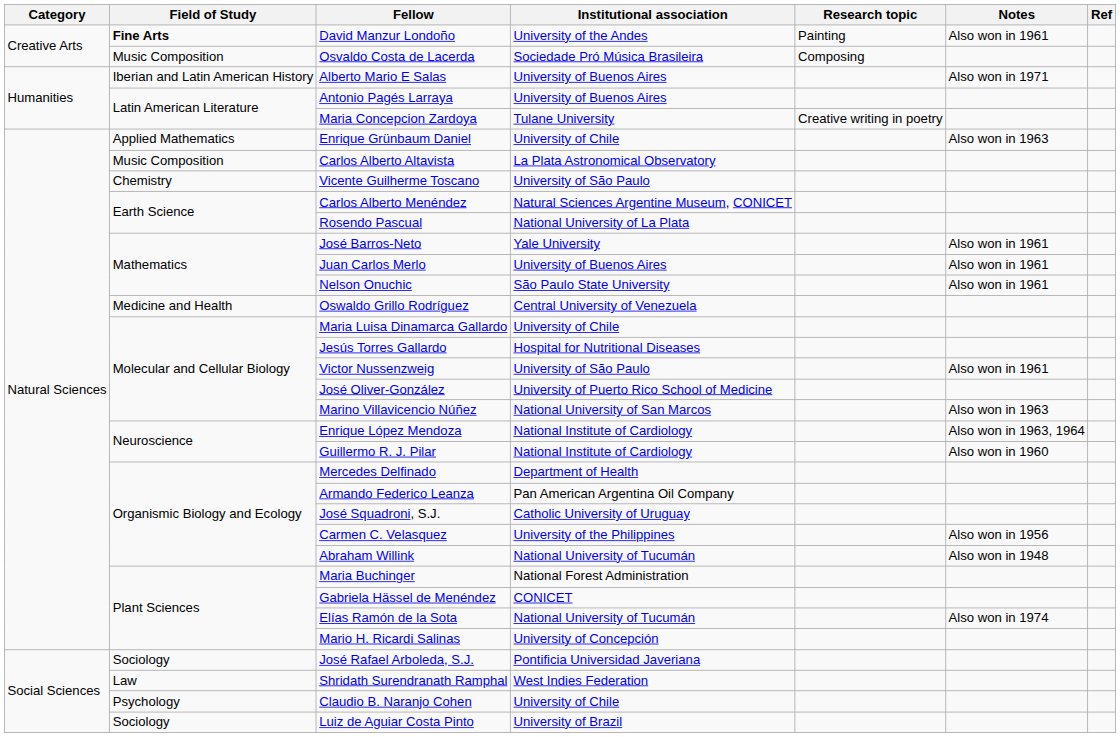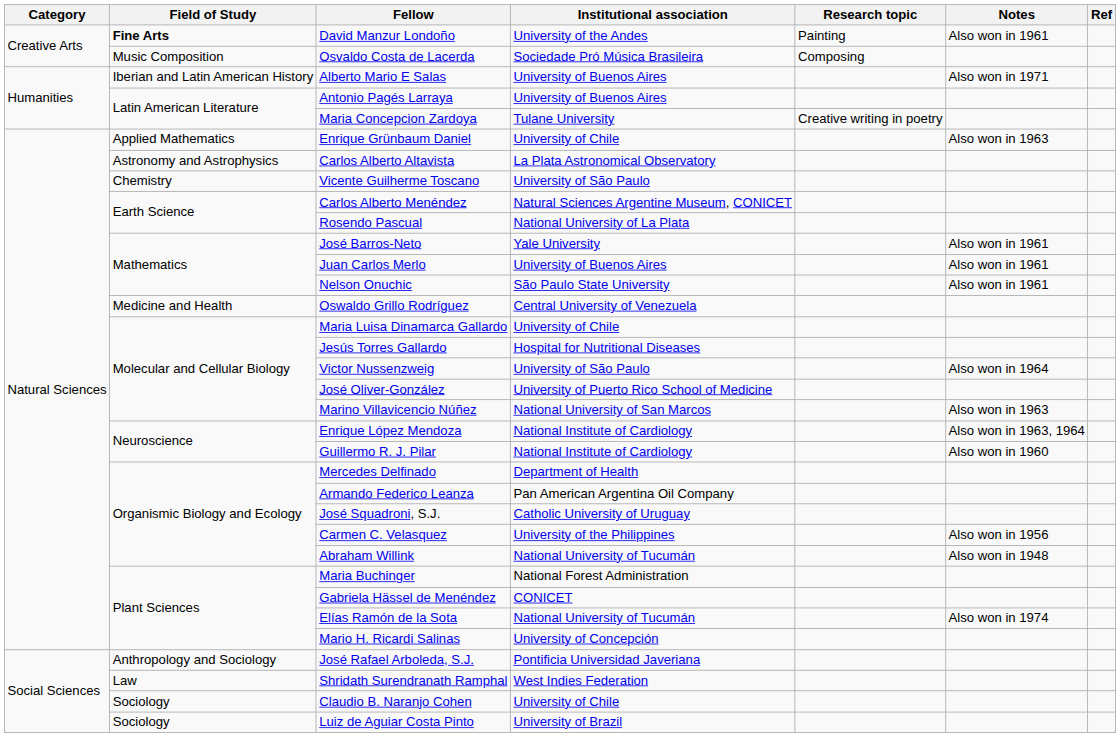(168, 160) Music Composition -> (195, 160) Astronomy and Astrophysics
(998, 368) Also won in 1961 -> (998, 368) Also won in 1964
(141, 659) Sociology -> (194, 659) Anthropology and Sociology
(146, 701) Psychology -> (141, 701) Sociology
